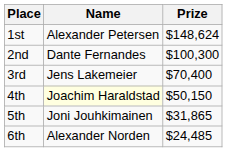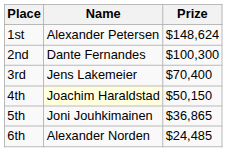(189, 116) $31,865 -> (189, 116) $36,865
